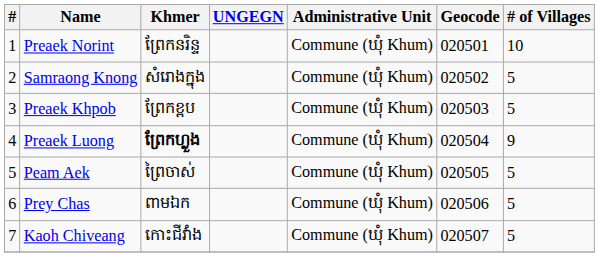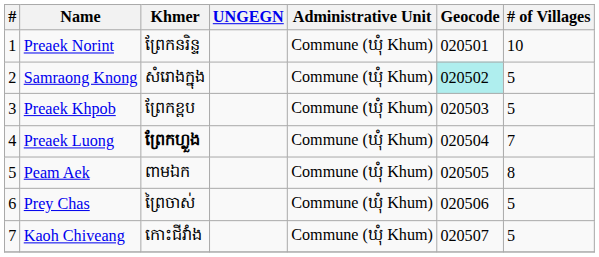(465, 77) no background -> (465, 77) paleturquoise background
(511, 141) 9 -> (511, 141) 7
(170, 171) ព្រៃចាស់ -> (167, 171) ពាមឯក
(511, 172) 5 -> (511, 172) 8
(167, 203) ពាមឯក -> (170, 203) ព្រៃចាស់
